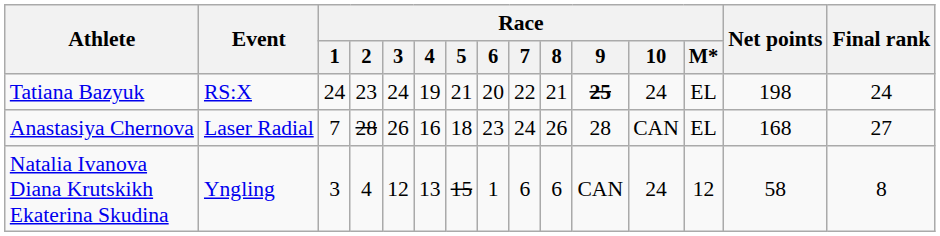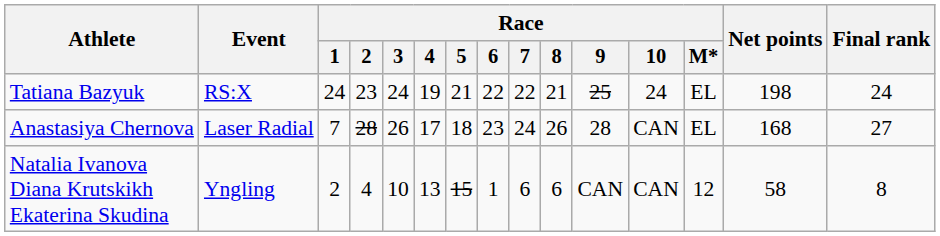(493, 92) 20 -> (493, 92) 22
(600, 92) bold -> (600, 92) normal
(430, 127) 16 -> (430, 127) 17
(335, 188) 3 -> (335, 188) 2
(398, 188) 12 -> (398, 188) 10
(656, 188) 24 -> (656, 188) CAN
